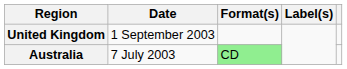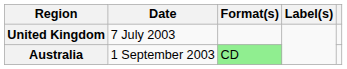(163, 34) 1 September 2003 -> (143, 34) 7 July 2003
(143, 54) 7 July 2003 -> (163, 54) 1 September 2003
